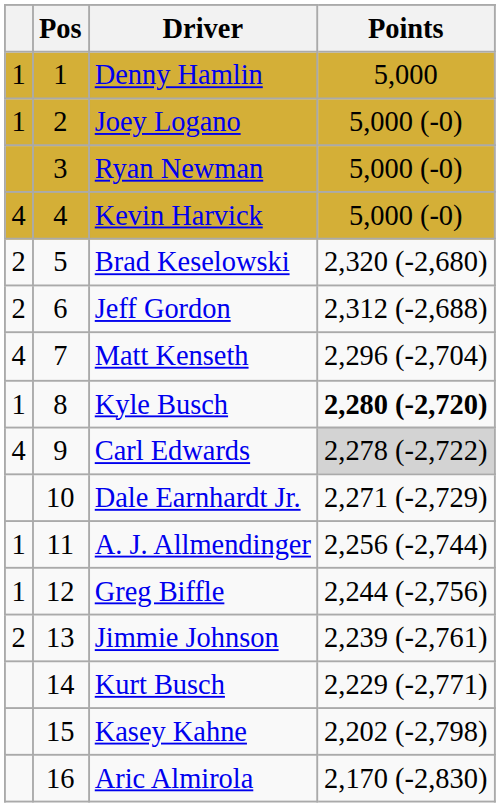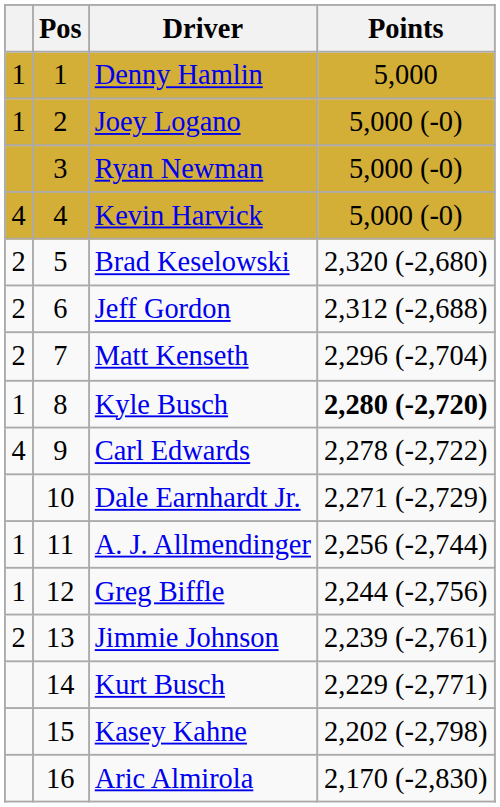(19, 356) 4 -> (19, 356) 2
(406, 449) lightgrey background -> (406, 449) no background
